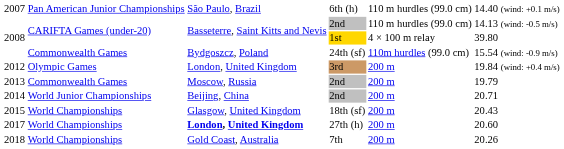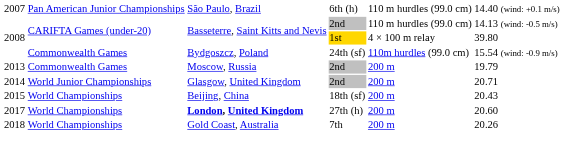- row: (15, 67)
(218, 96) Beijing, China -> (244, 81) Glasgow, United Kingdom
(244, 110) Glasgow, United Kingdom -> (218, 96) Beijing, China
